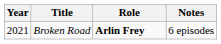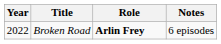(18, 30) 2021 -> (18, 30) 2022
